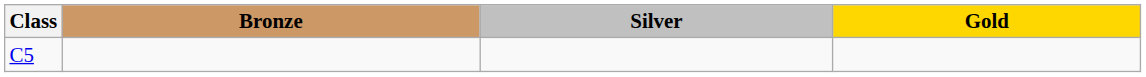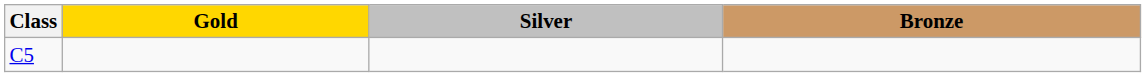columns swapped: (987, 21) <-> (271, 21)
